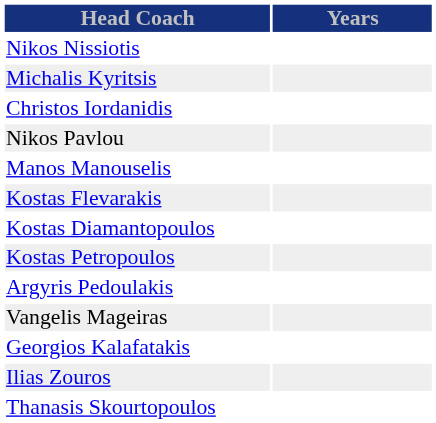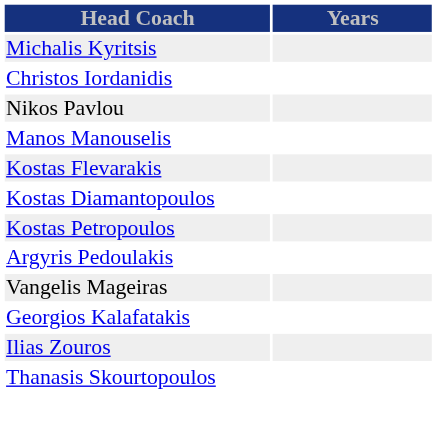- row: (73, 48)
